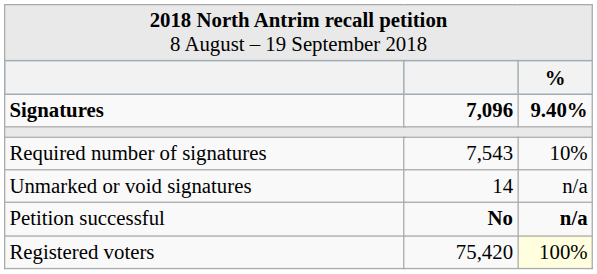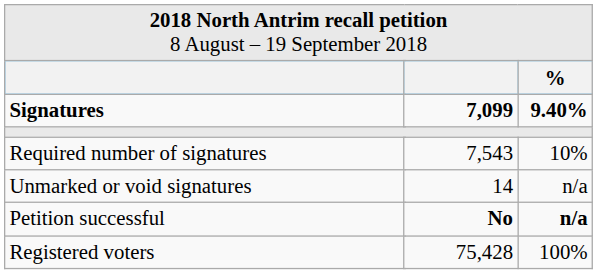(490, 110) 7,096 -> (490, 110) 7,099
(484, 251) 75,420 -> (484, 251) 75,428
(563, 251) lightyellow background -> (563, 251) no background
